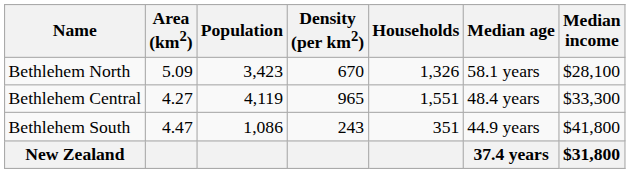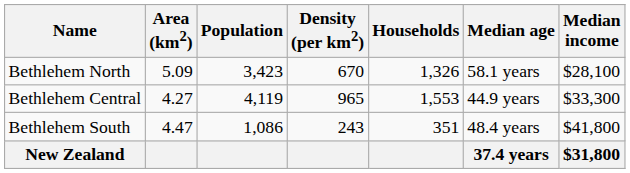(439, 98) 1,551 -> (439, 98) 1,553
(504, 98) 48.4 years -> (504, 98) 44.9 years
(504, 126) 44.9 years -> (504, 126) 48.4 years
